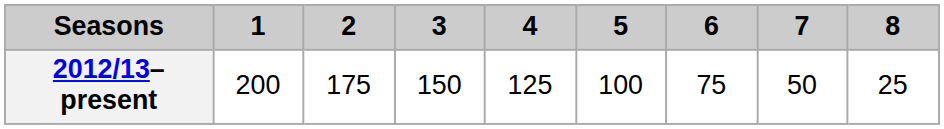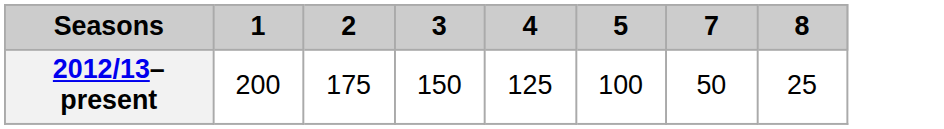- column: (711, 26)
